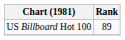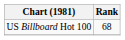(107, 27) 89 -> (107, 27) 68
